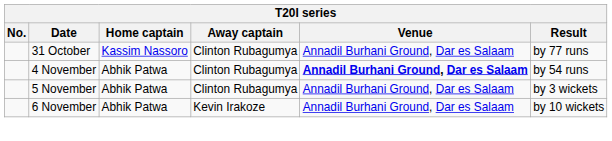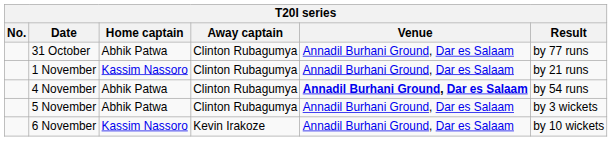(145, 51) Kassim Nassoro -> (134, 51) Abhik Patwa
+ row: (64, 70)
(134, 107) Abhik Patwa -> (145, 126) Kassim Nassoro
